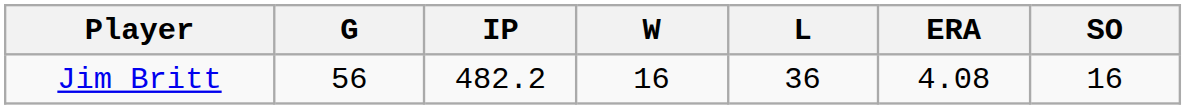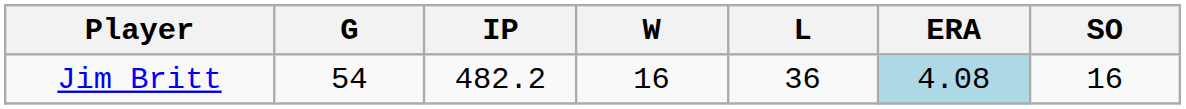(349, 80) 56 -> (349, 80) 54
(954, 80) no background -> (954, 80) lightblue background
